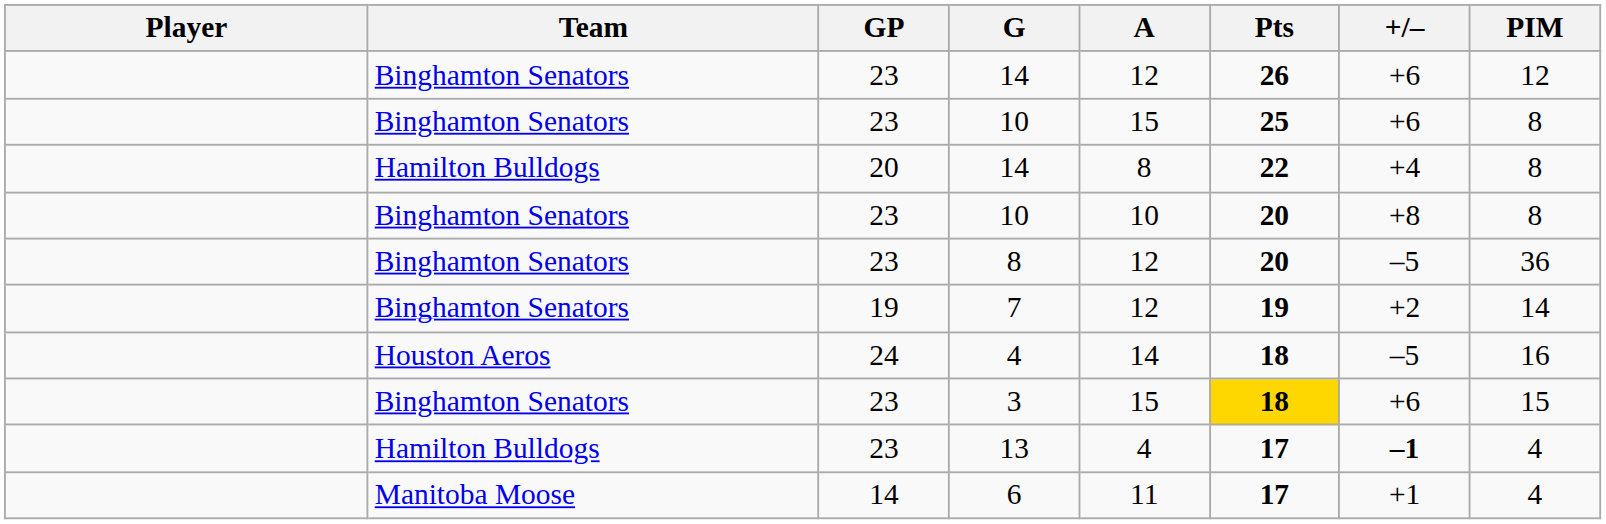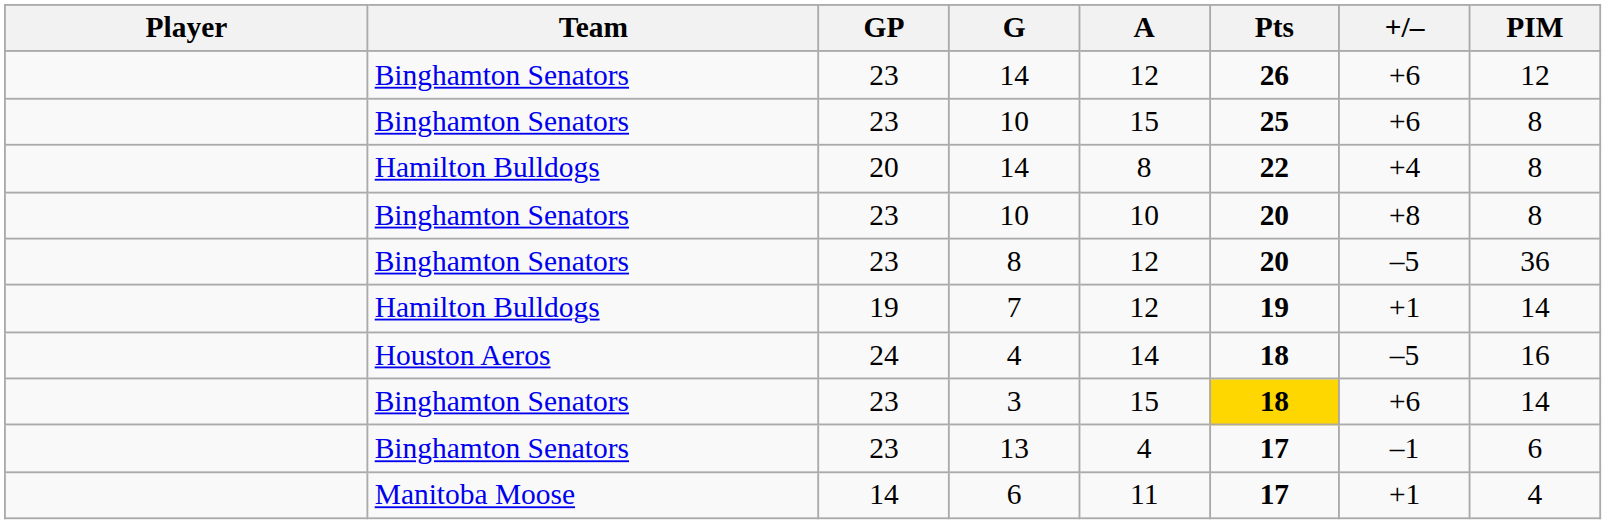(502, 307) Binghamton Senators -> (487, 307) Hamilton Bulldogs
(1405, 307) +2 -> (1405, 307) +1
(1535, 401) 15 -> (1535, 401) 14
(487, 448) Hamilton Bulldogs -> (502, 448) Binghamton Senators
(1405, 448) bold -> (1405, 448) normal
(1535, 448) 4 -> (1535, 448) 6
